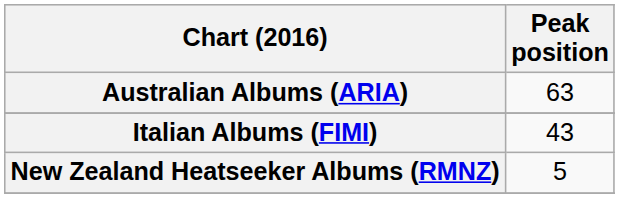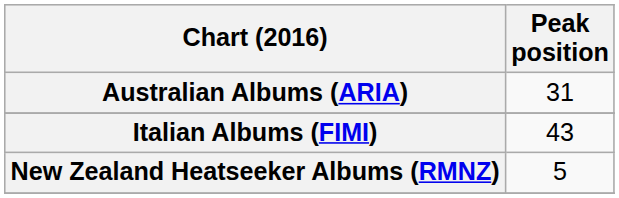(560, 92) 63 -> (560, 92) 31
